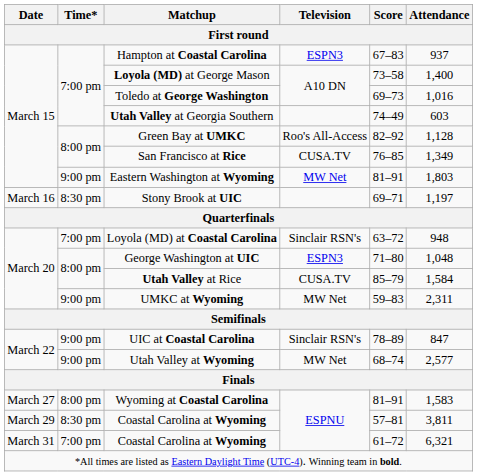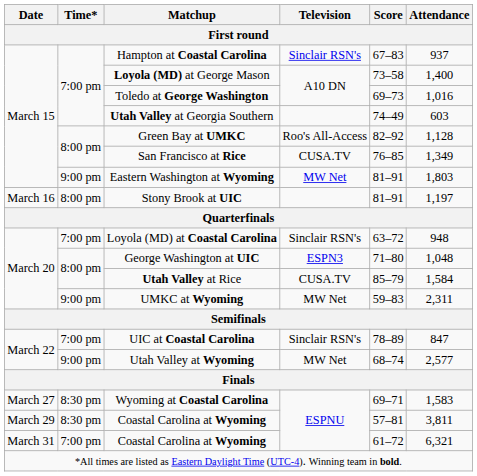(325, 55) ESPN3 -> (325, 55) Sinclair RSN's
(81, 197) 8:30 pm -> (81, 197) 8:00 pm
(388, 197) 69–71 -> (388, 197) 81–91
(81, 339) 9:00 pm -> (81, 339) 7:00 pm
(81, 400) 8:00 pm -> (81, 400) 8:30 pm
(388, 400) 81–91 -> (388, 400) 69–71
